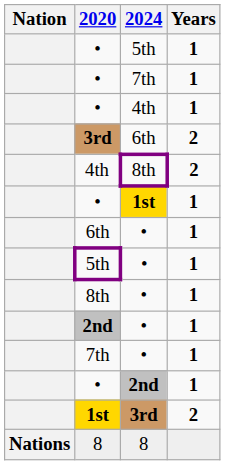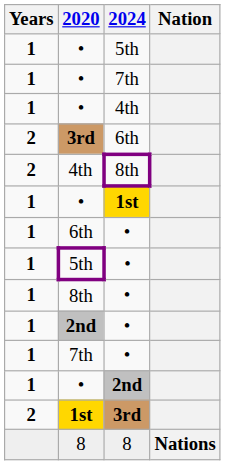columns swapped: (40, 19) <-> (193, 19)
